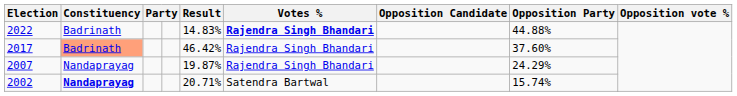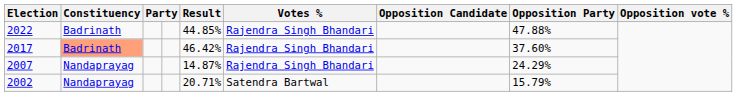(202, 30) 14.83% -> (202, 30) 44.85%
(300, 30) bold -> (300, 30) normal
(532, 30) 44.88% -> (532, 30) 47.88%
(202, 65) 19.87% -> (202, 65) 14.87%
(99, 83) bold -> (99, 83) normal
(532, 83) 15.74% -> (532, 83) 15.79%
